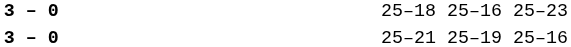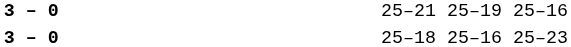rows swapped: (474, 11) <-> (474, 38)
